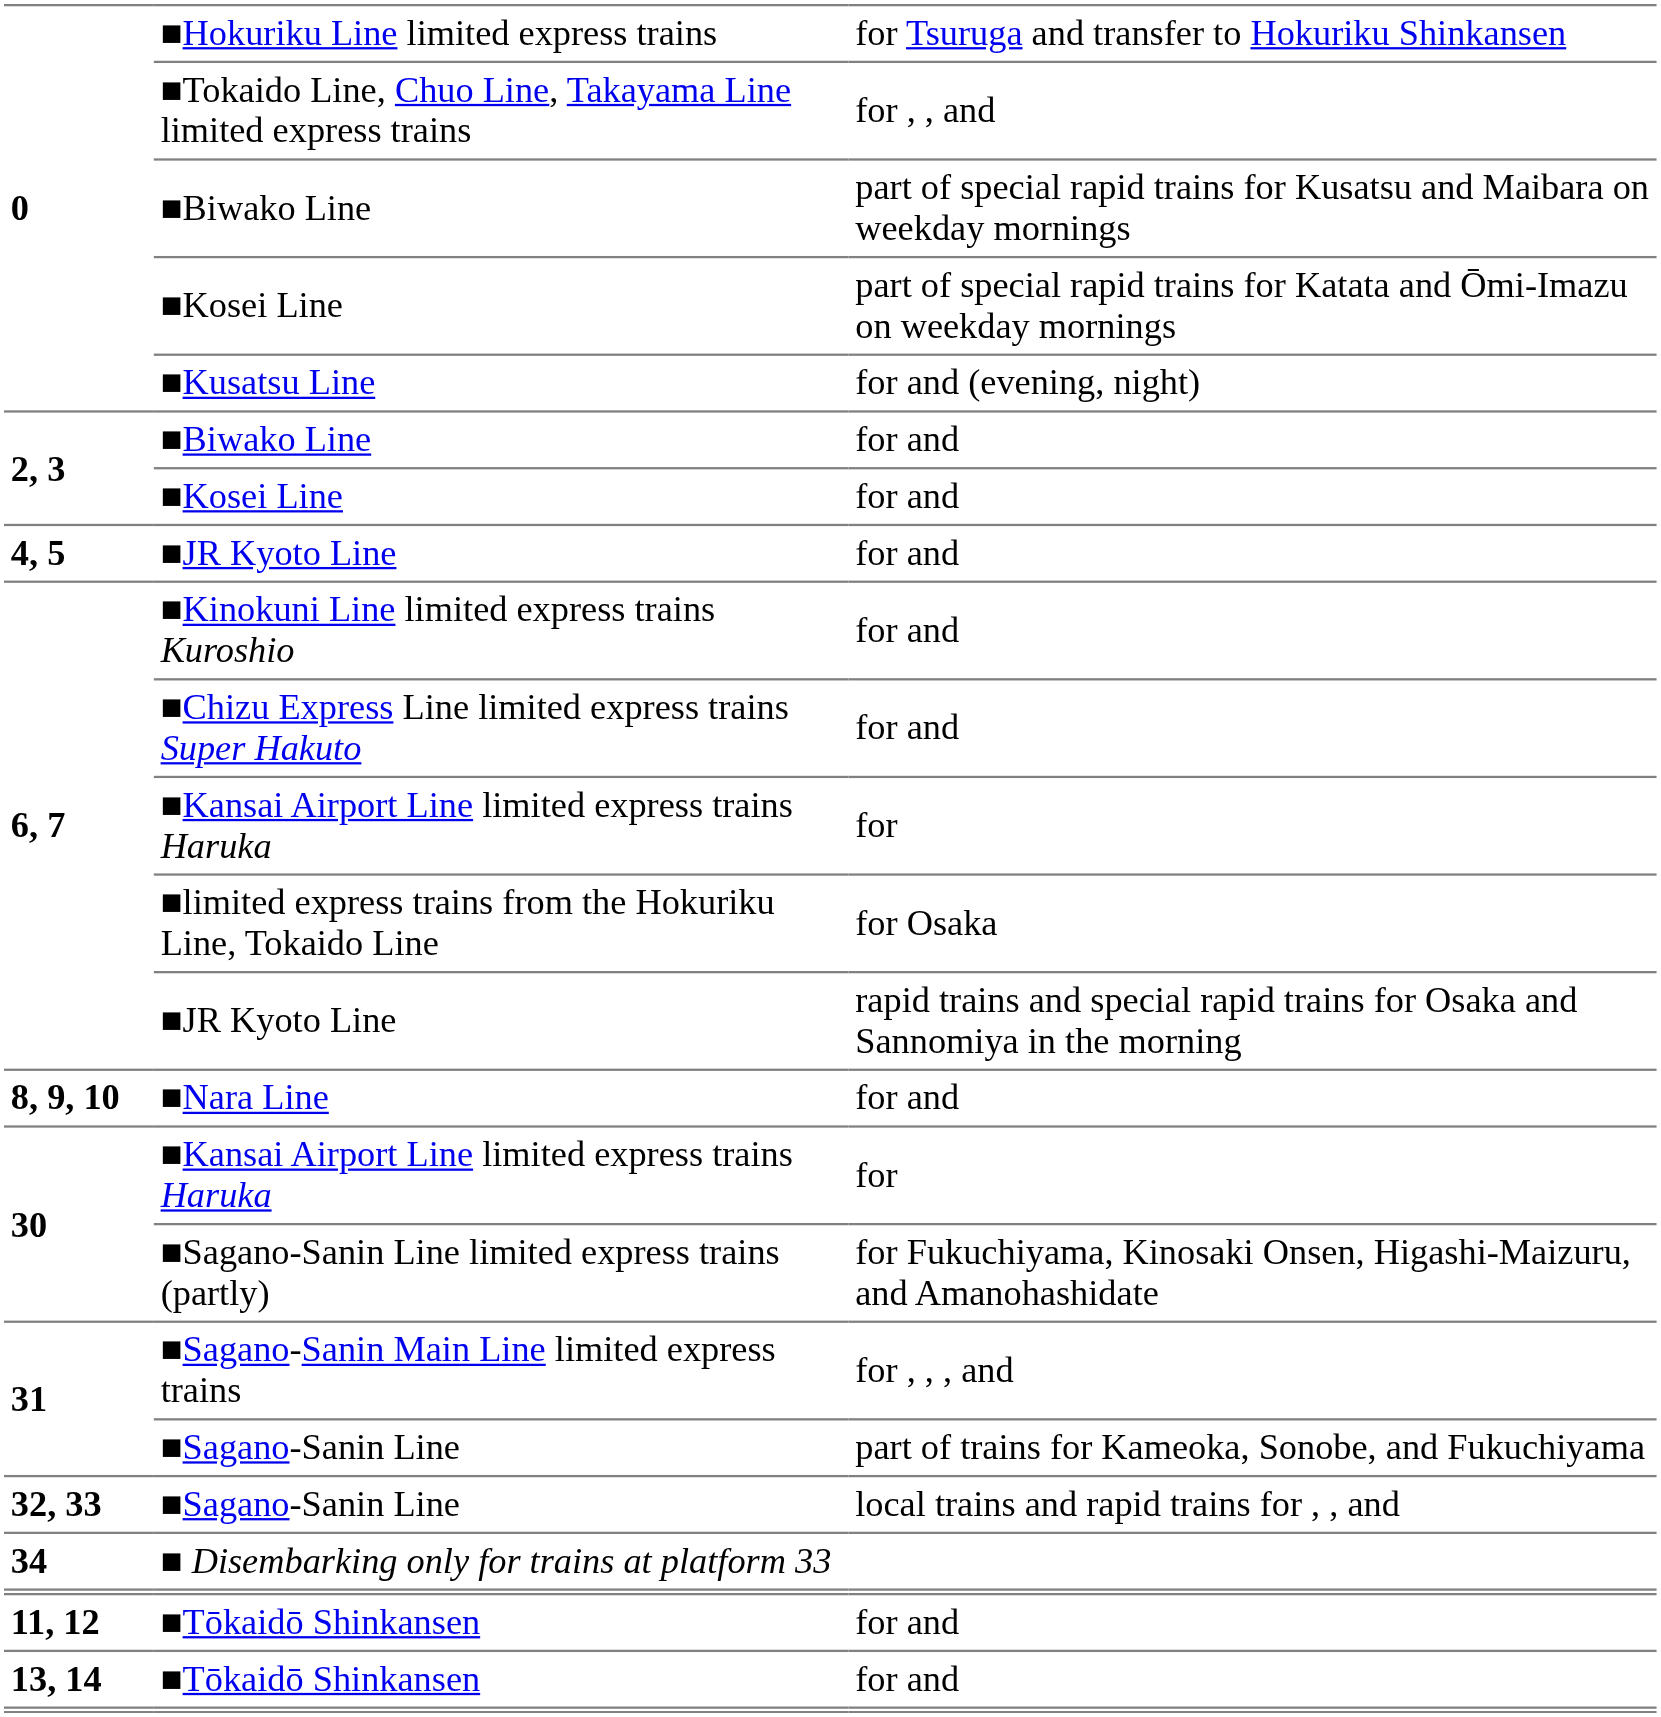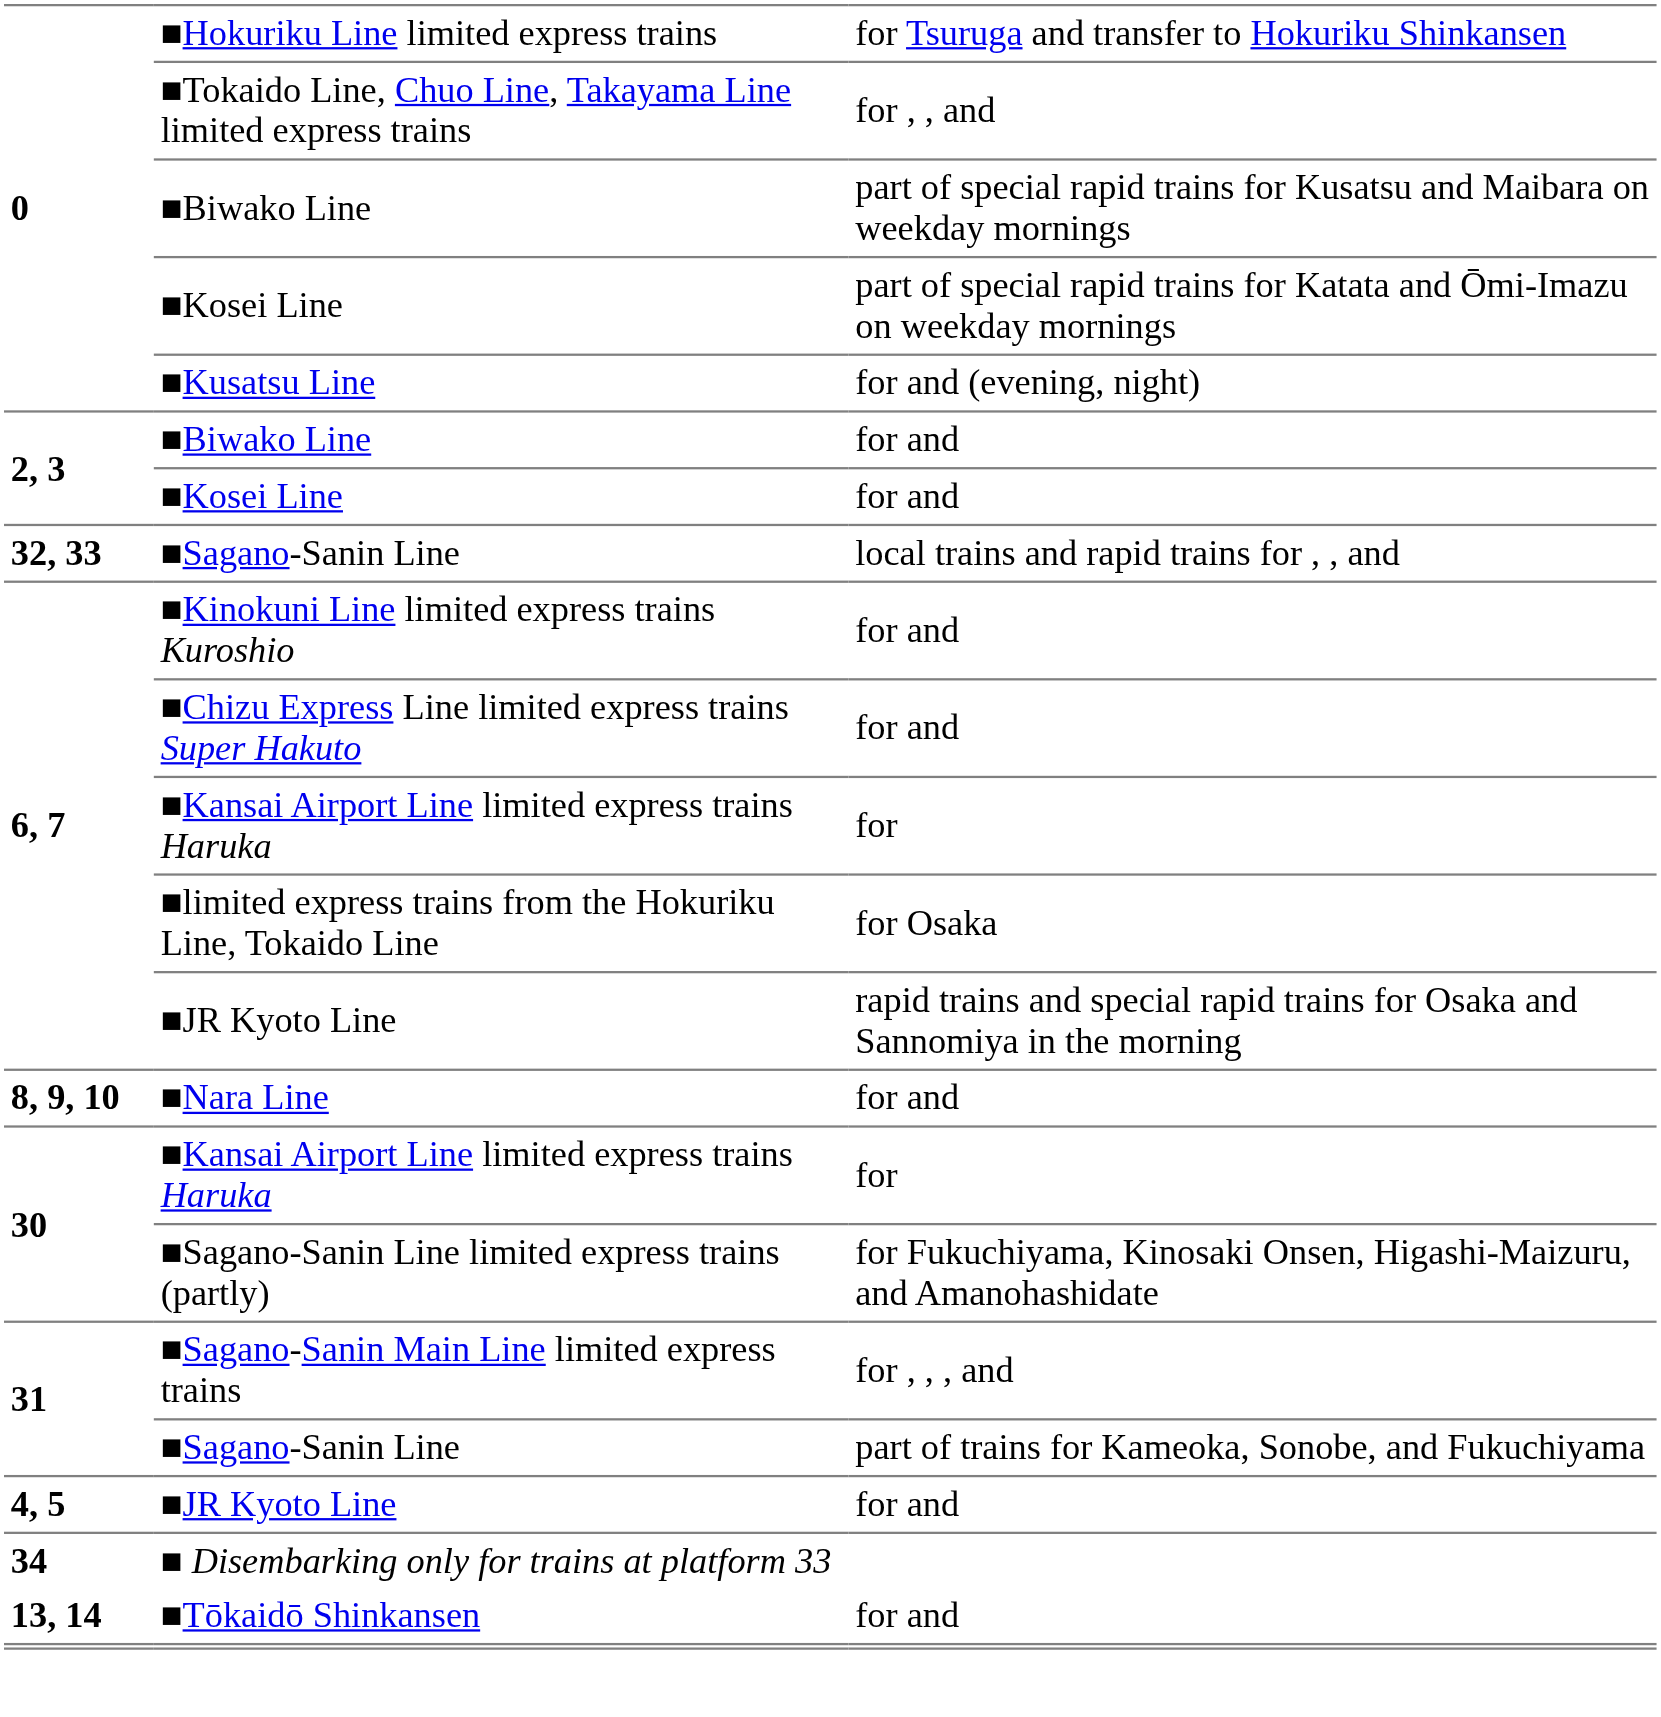rows swapped: (38, 552) <-> (56, 1503)
- row: (55, 1621)
